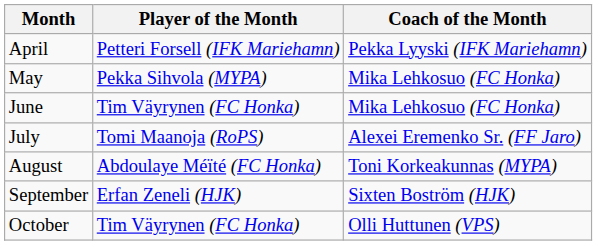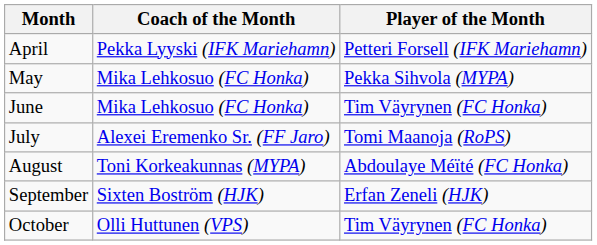columns swapped: (467, 19) <-> (218, 19)
